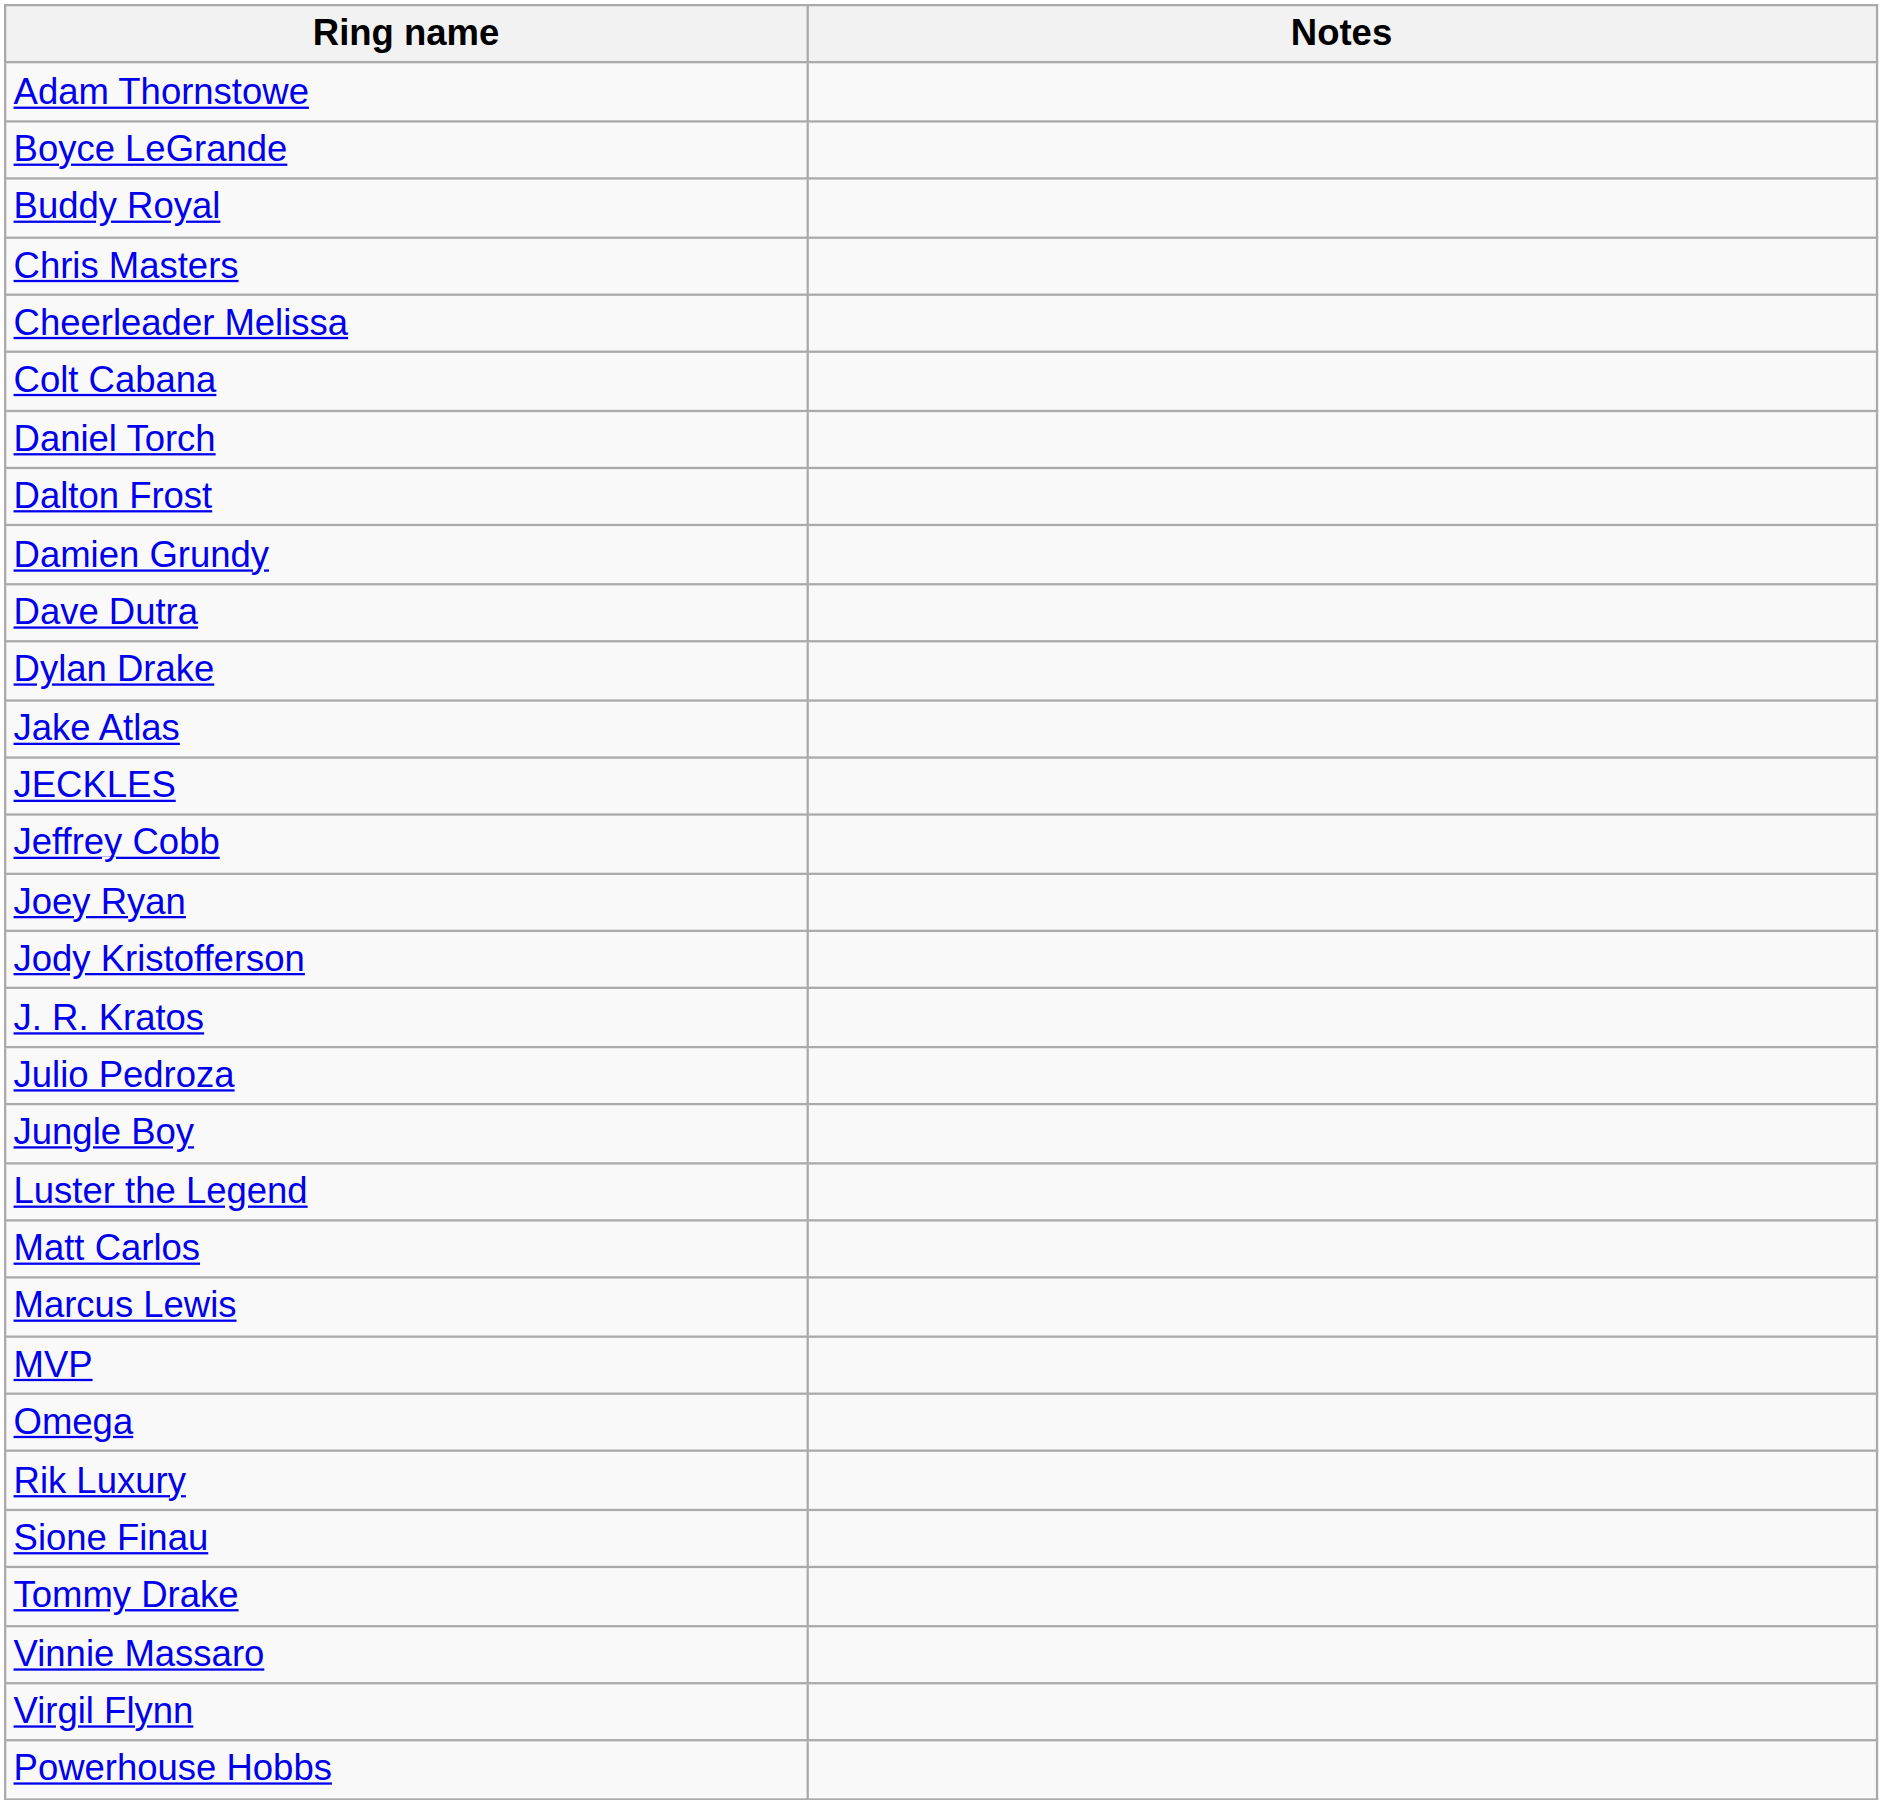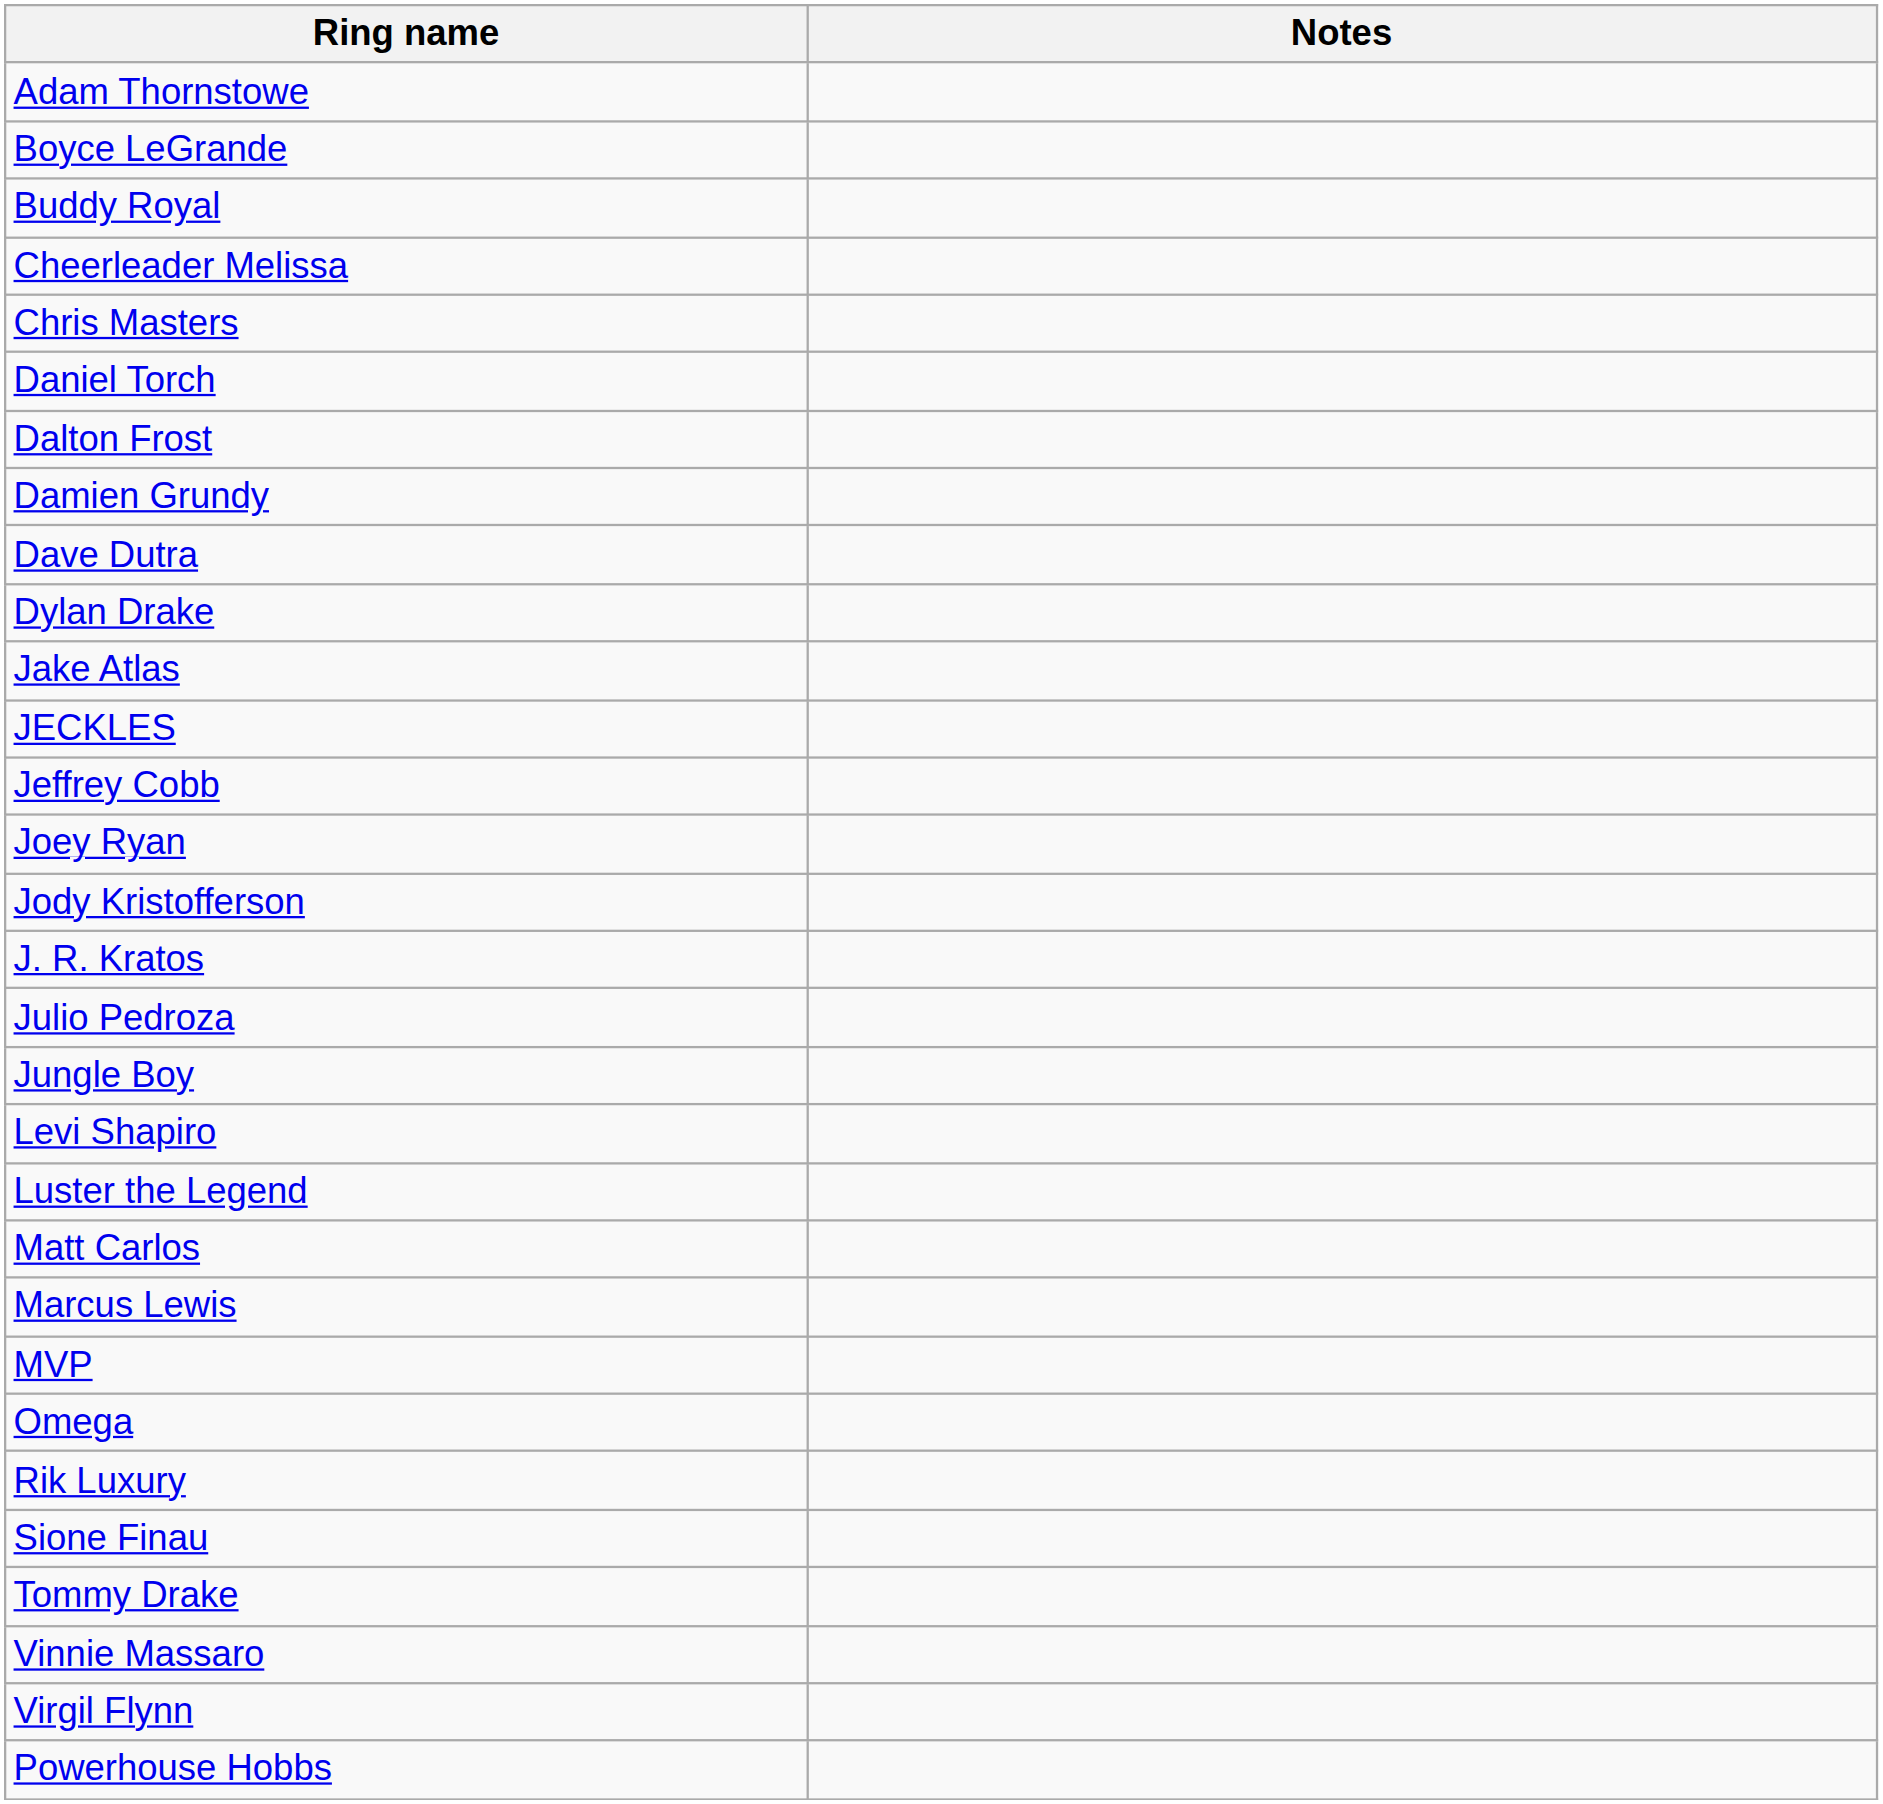rows swapped: (181, 322) <-> (126, 264)
- row: (115, 380)
+ row: (115, 1132)
